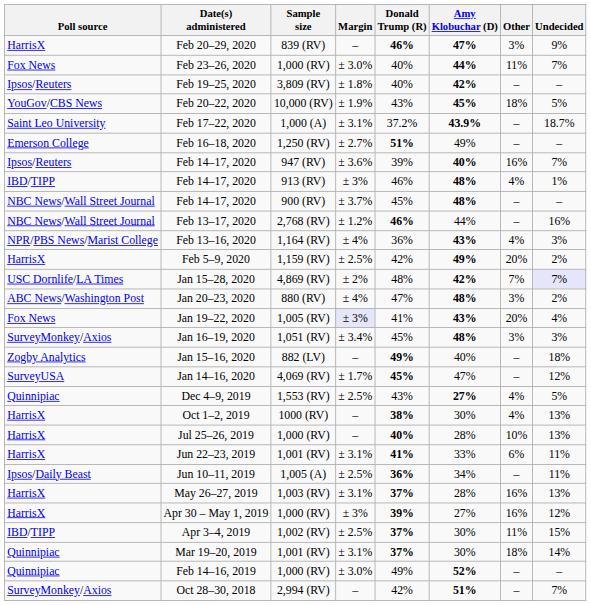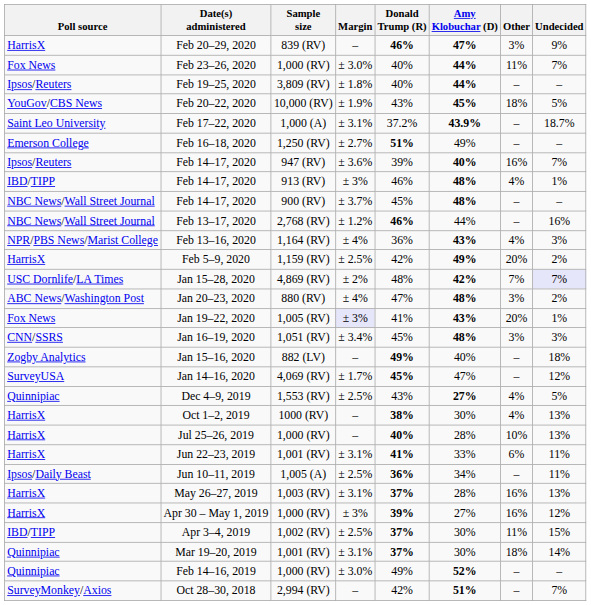(465, 84) 42% -> (465, 84) 44%
(559, 318) 4% -> (559, 318) 1%
(59, 338) SurveyMonkey/Axios -> (35, 338) CNN/SSRS
